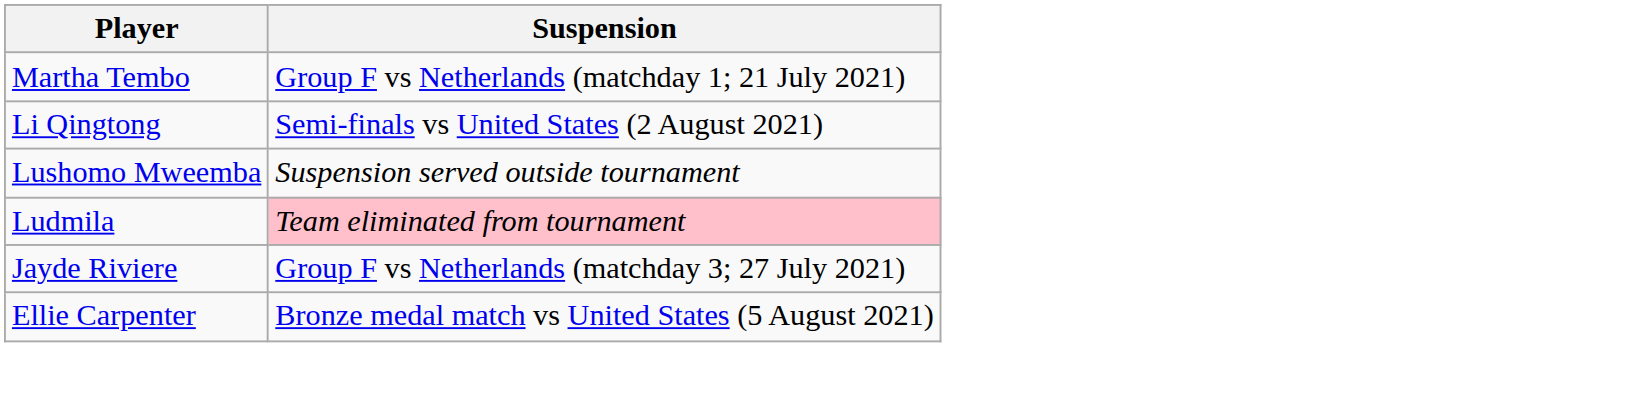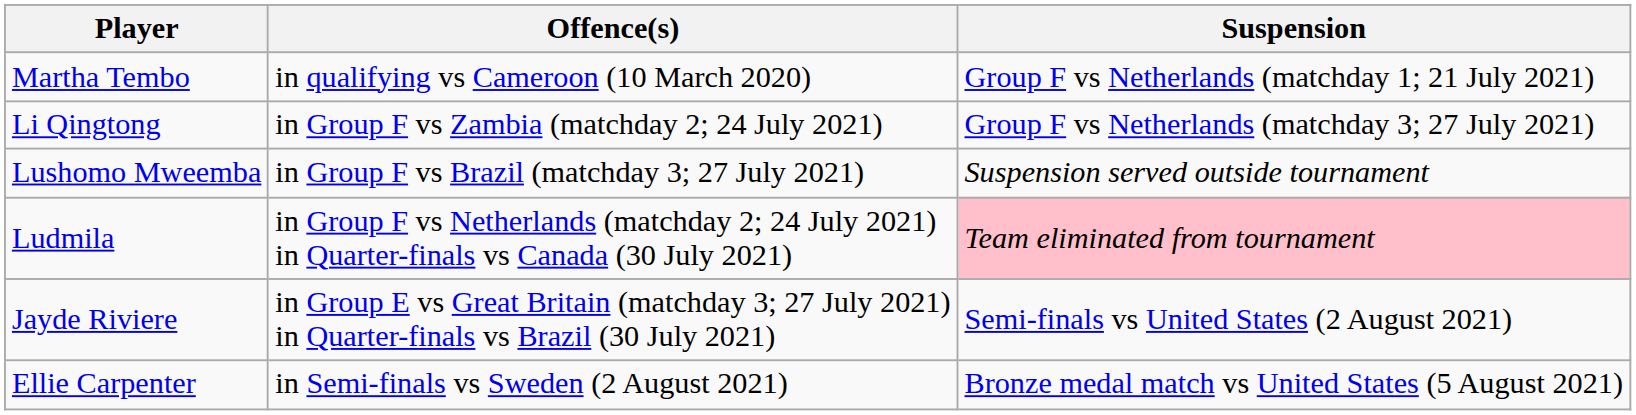+ column: (613, 28)
(549, 124) Semi-finals vs United States (2 August 2021) -> (1279, 124) Group F vs Netherlands (matchday 3; 27 July 2021)
(590, 268) Group F vs Netherlands (matchday 3; 27 July 2021) -> (1238, 319) Semi-finals vs United States (2 August 2021)
